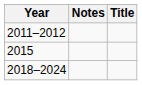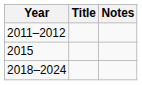columns swapped: (122, 13) <-> (88, 13)
